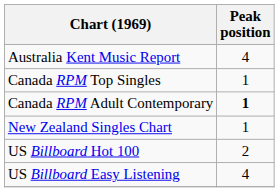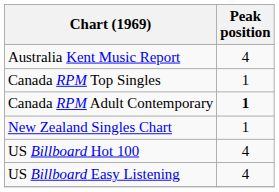(245, 151) 2 -> (245, 151) 4
